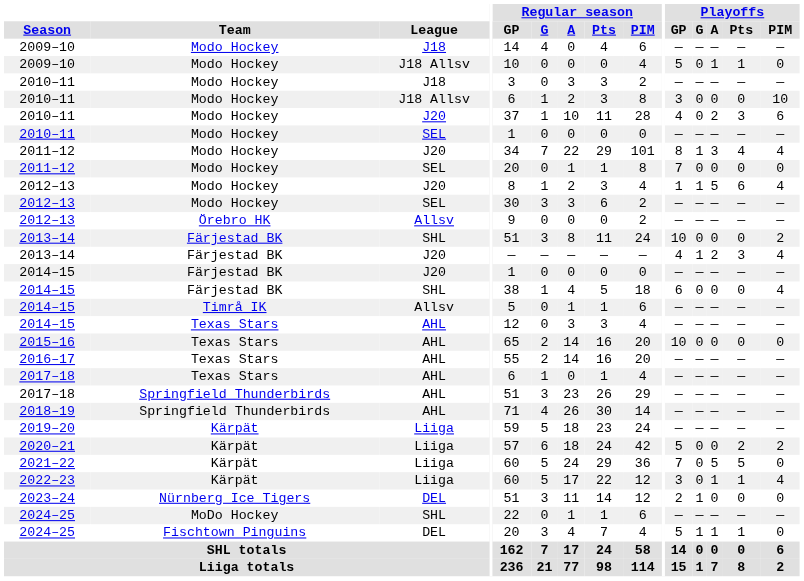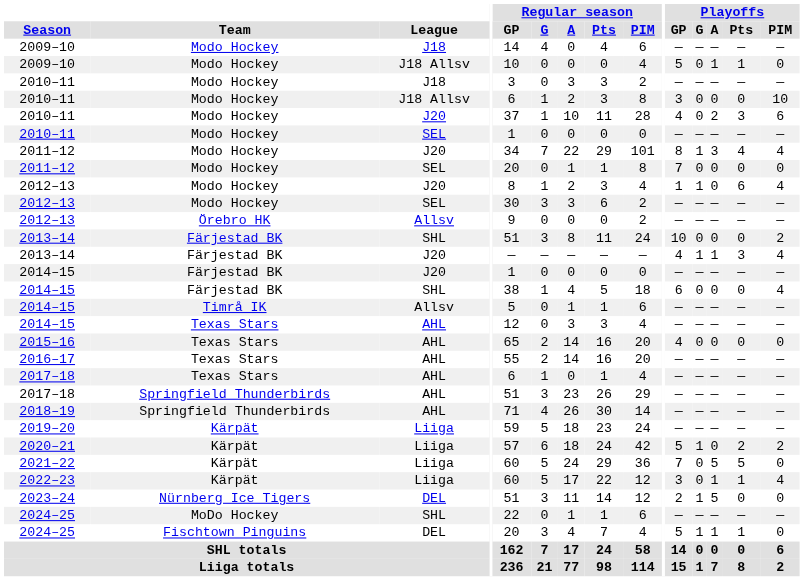(714, 186) 5 -> (714, 186) 0
(714, 255) 2 -> (714, 255) 1
(679, 342) 10 -> (679, 342) 4
(700, 446) 0 -> (700, 446) 1
(714, 498) 0 -> (714, 498) 5
